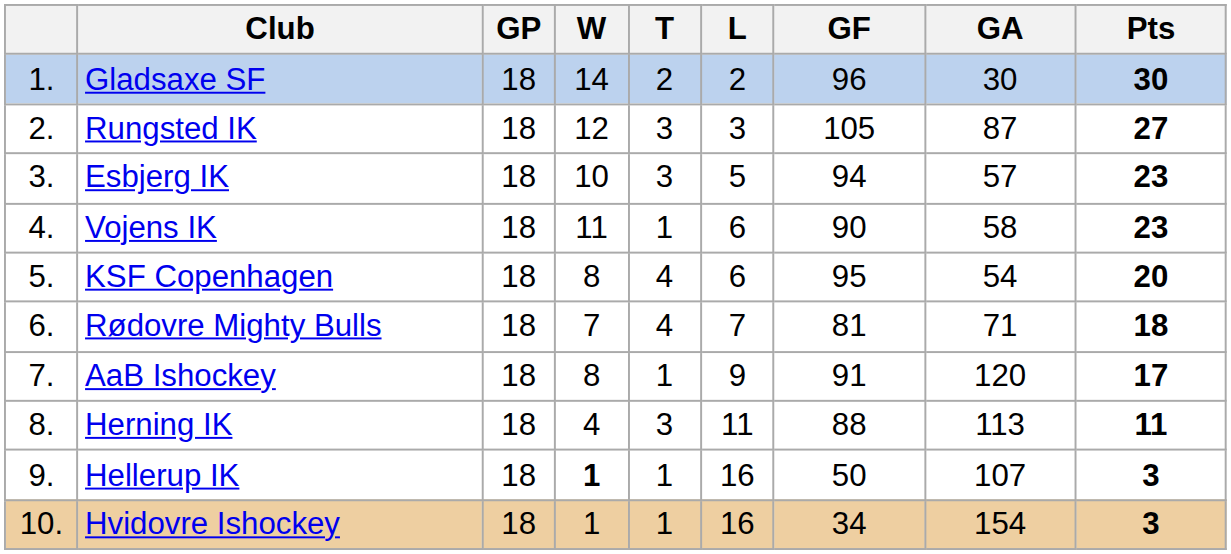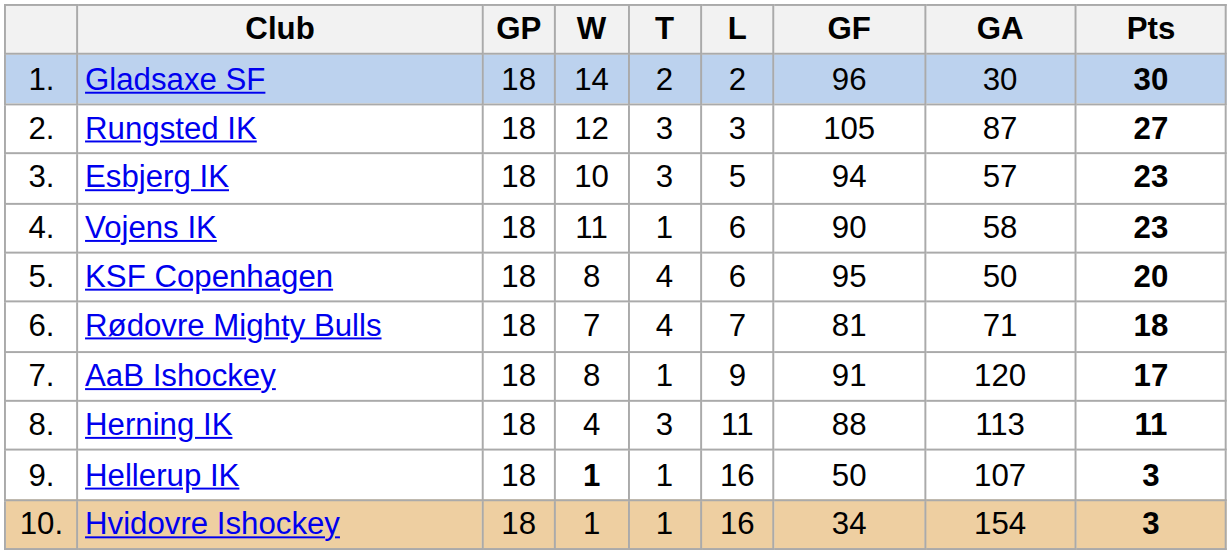(1000, 276) 54 -> (1000, 276) 50
